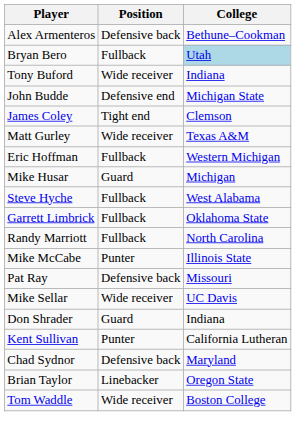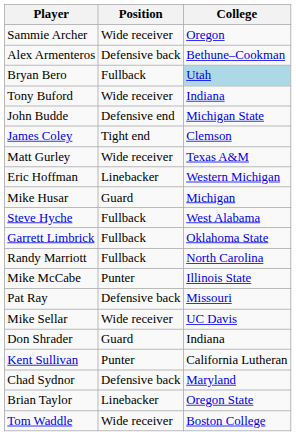+ row: (47, 34)
(123, 156) Fullback -> (130, 177) Linebacker
